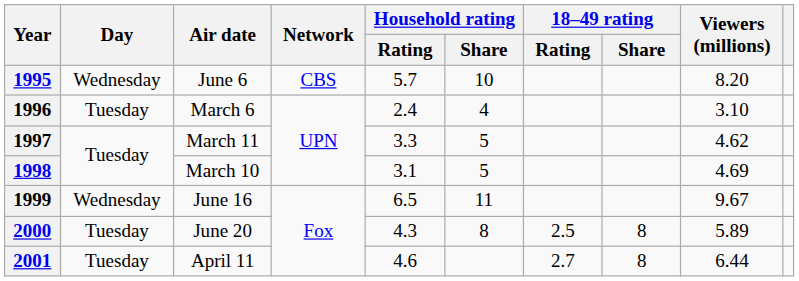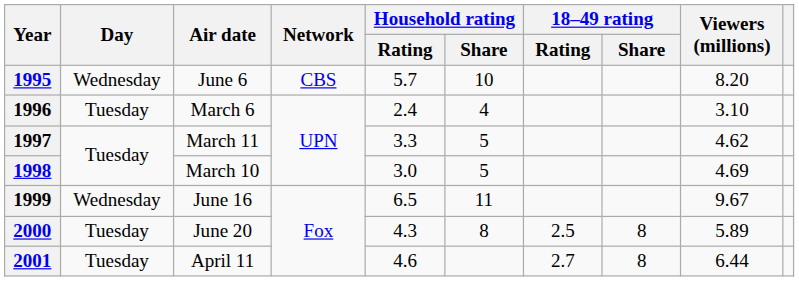(405, 170) 3.1 -> (405, 170) 3.0
